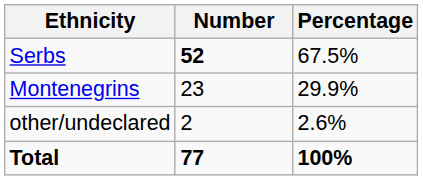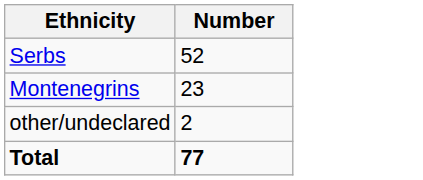- column: (355, 21)
(192, 55) bold -> (192, 55) normal
